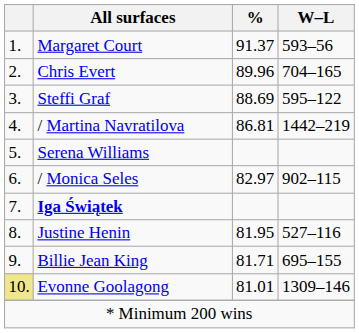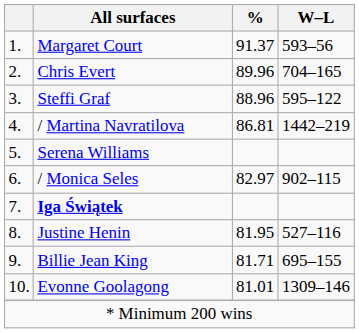(255, 98) 88.69 -> (255, 98) 88.96
(19, 286) khaki background -> (19, 286) no background
